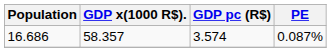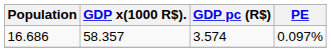(300, 36) 0.087% -> (300, 36) 0.097%
